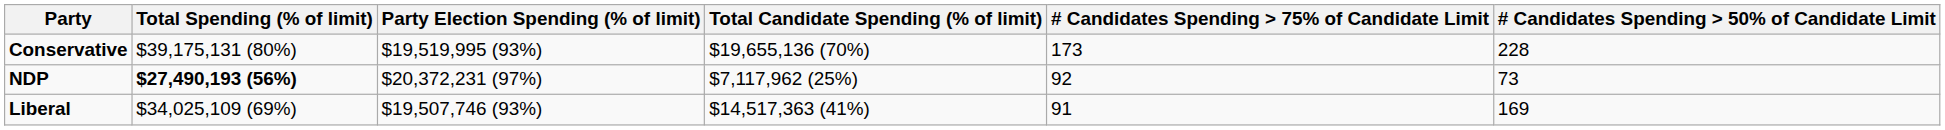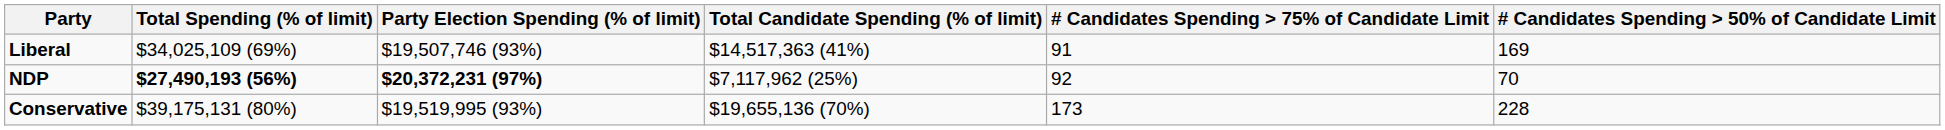rows swapped: (68, 49) <-> (40, 109)
(462, 79) normal -> (462, 79) bold
(1508, 79) 73 -> (1508, 79) 70
